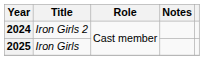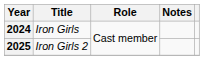(62, 30) Iron Girls 2 -> (57, 30) Iron Girls
(57, 47) Iron Girls -> (62, 47) Iron Girls 2
